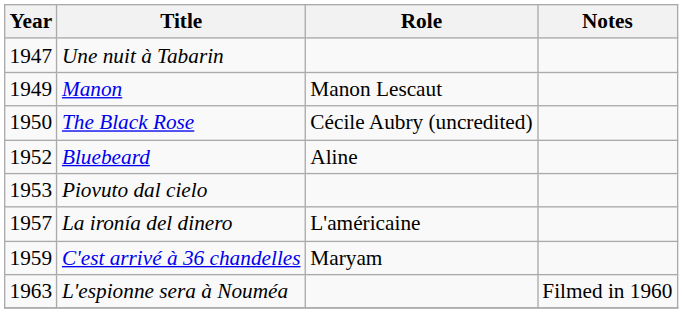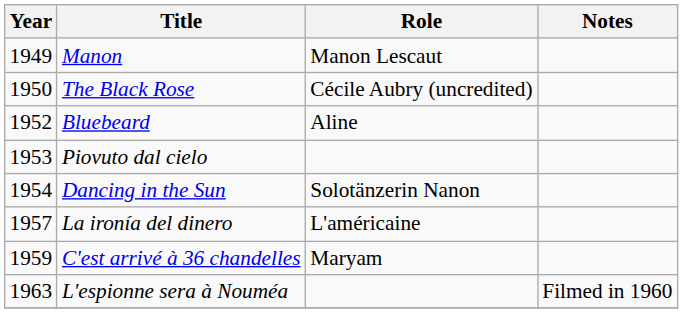- row: (143, 55)
+ row: (144, 190)
